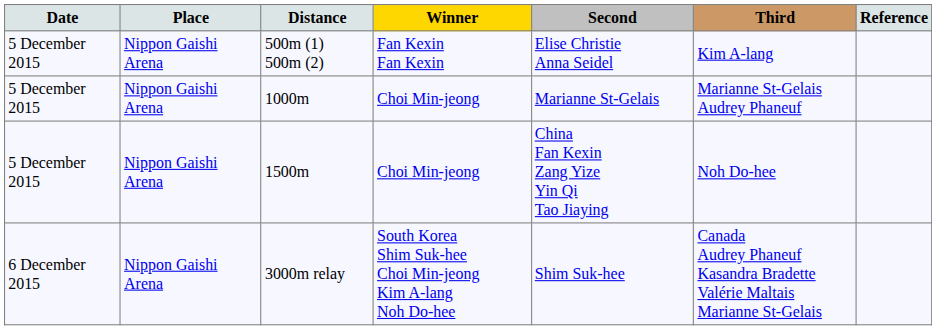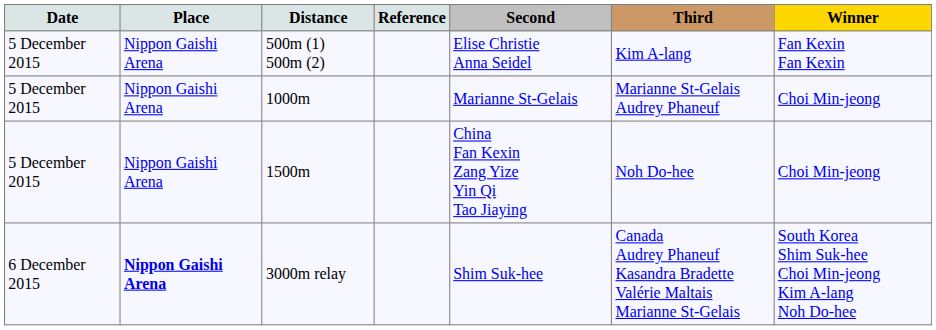columns swapped: (452, 17) <-> (894, 17)
(171, 273) normal -> (173, 273) bold
